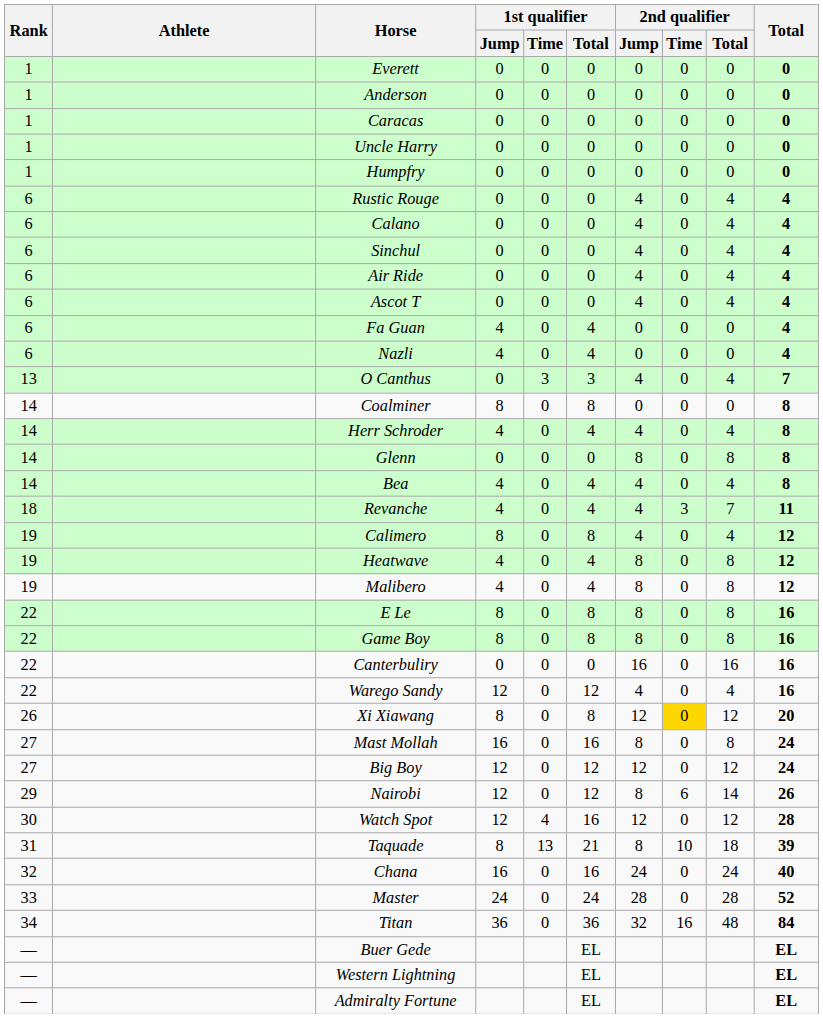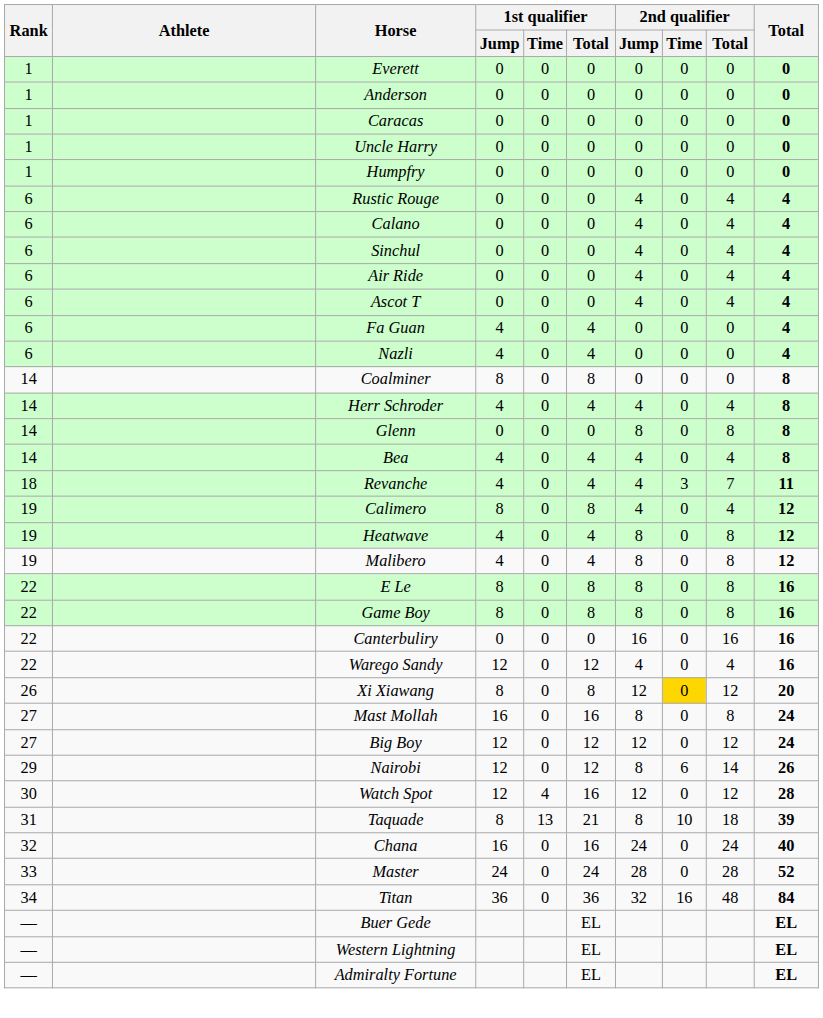- row: (396, 379)
